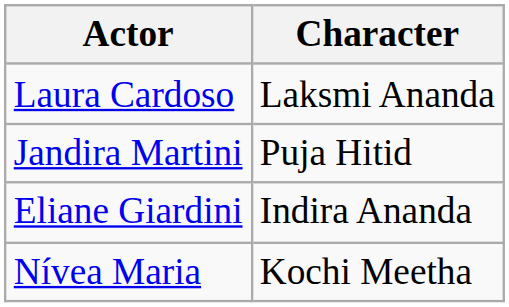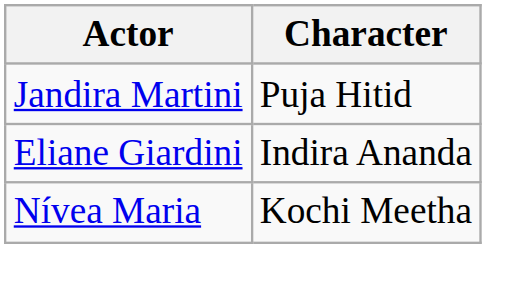- row: (124, 93)
